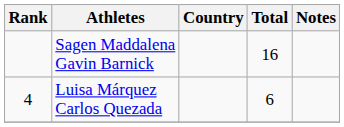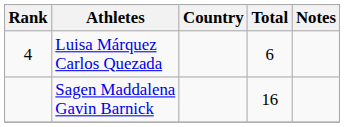rows swapped: (115, 53) <-> (109, 99)
